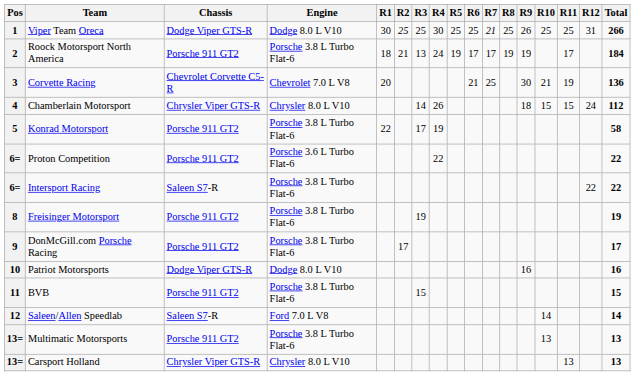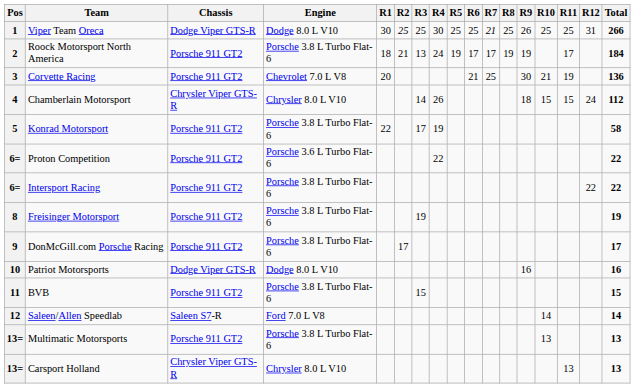(215, 83) Chevrolet Corvette C5-R -> (206, 76) Porsche 911 GT2
(192, 188) Saleen S7-R -> (206, 188) Porsche 911 GT2
